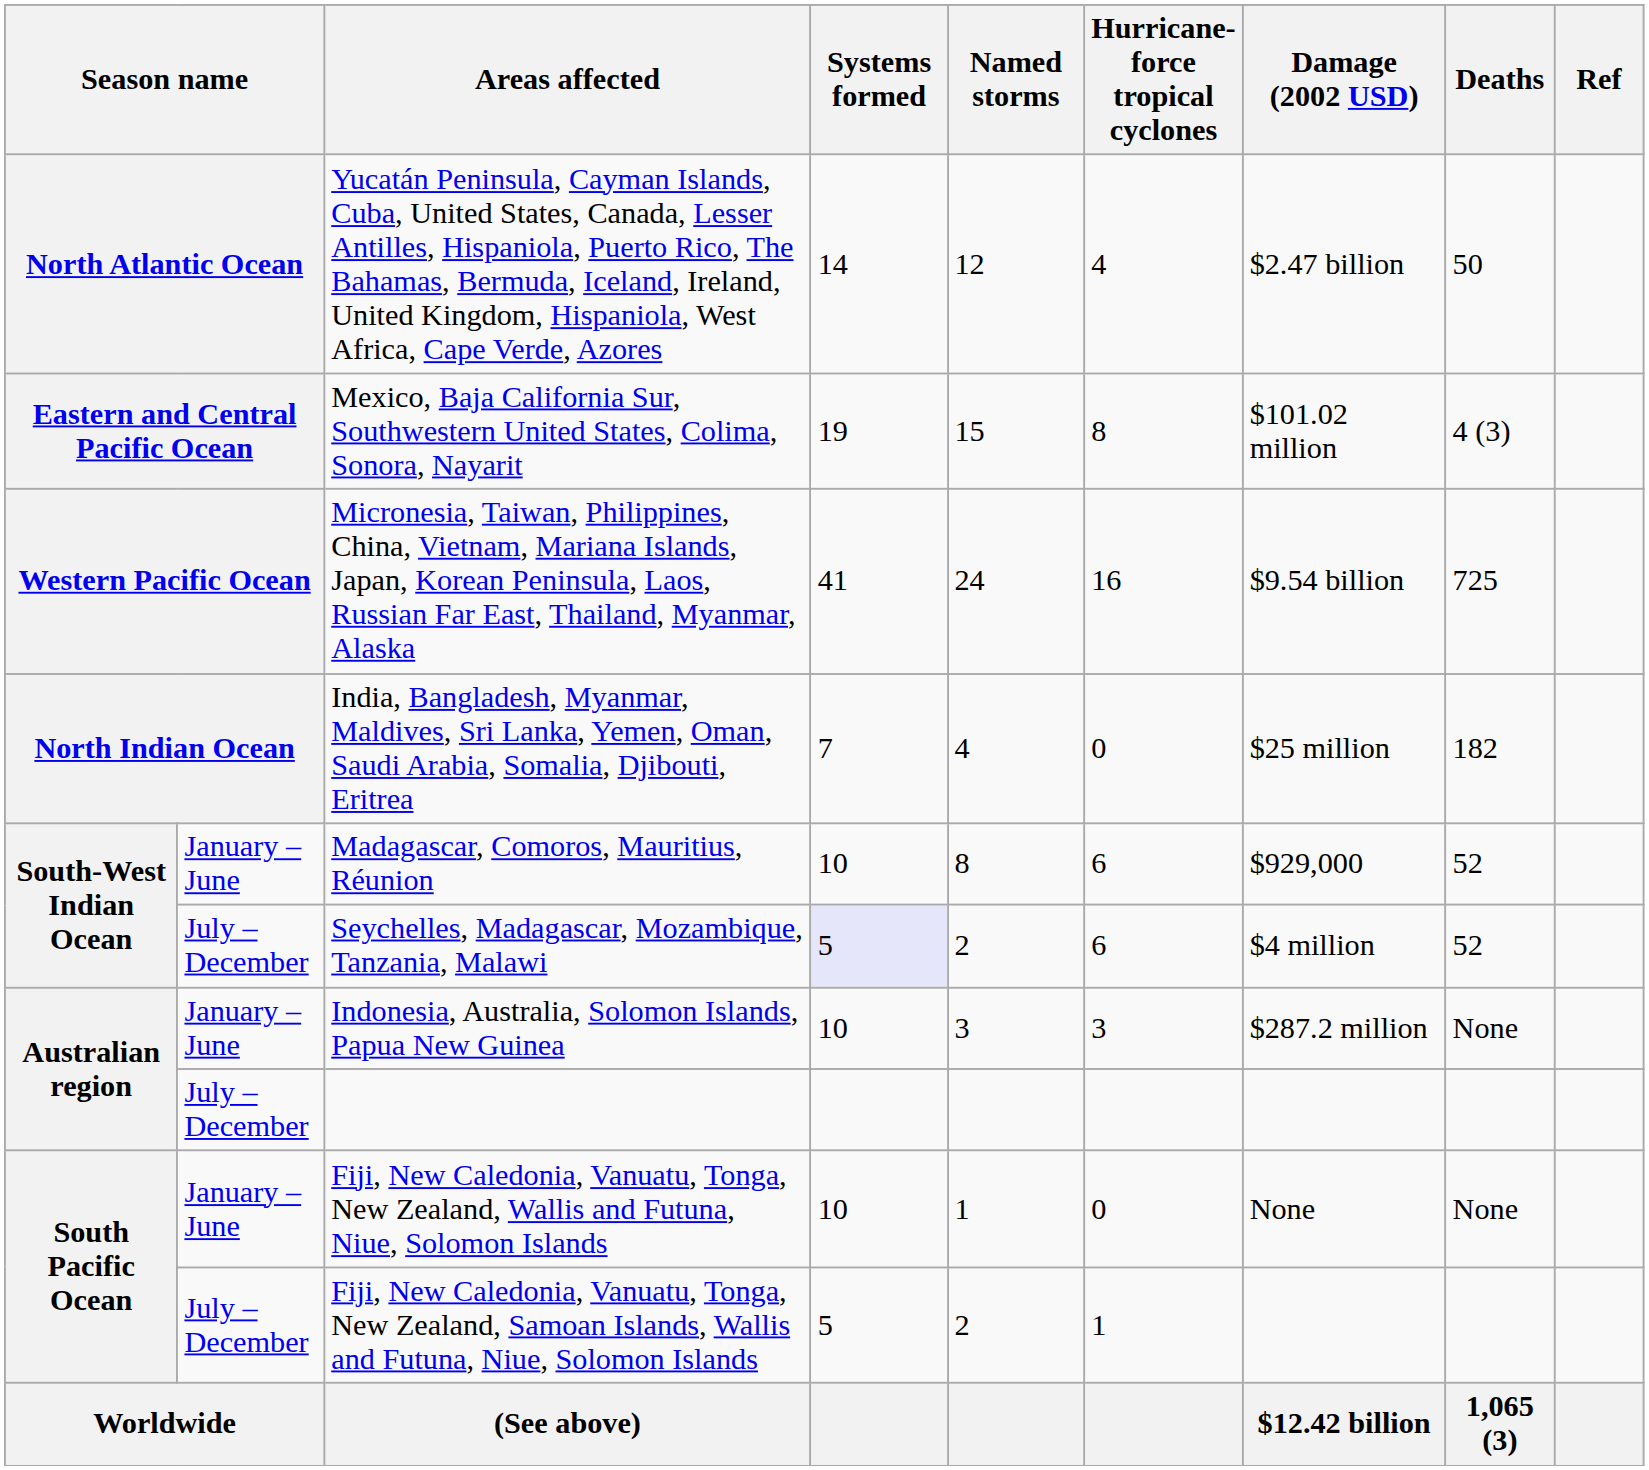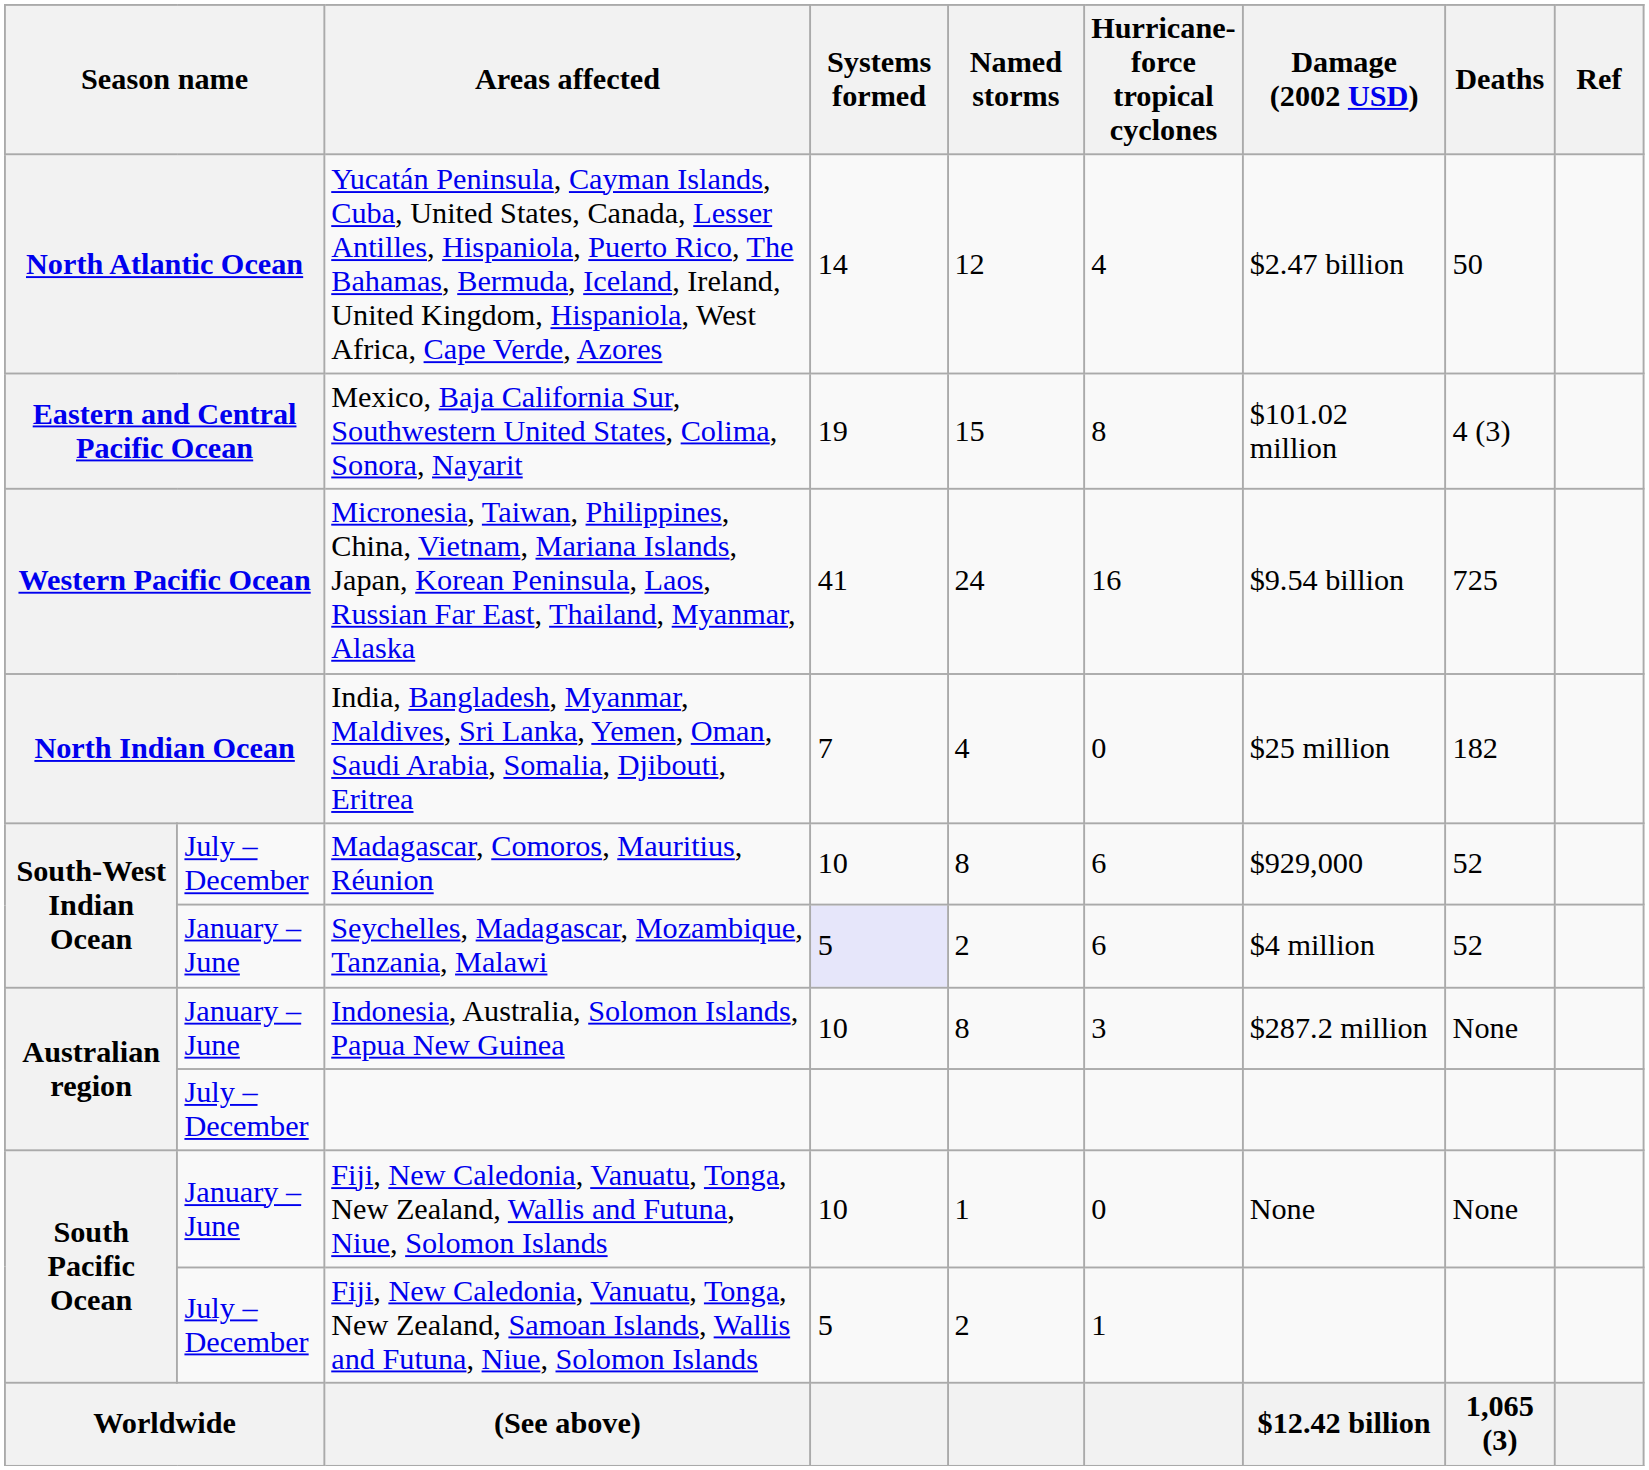(243, 863) January – June -> (247, 863) July – December
(247, 945) July – December -> (243, 945) January – June
(962, 1027) 3 -> (962, 1027) 8
